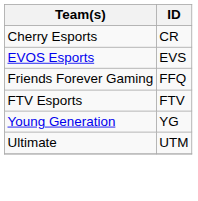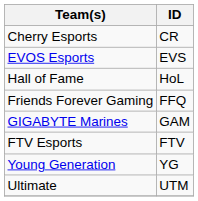+ row: (46, 79)
+ row: (68, 121)
